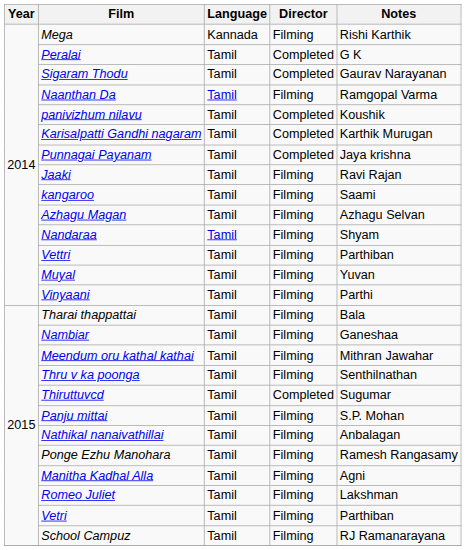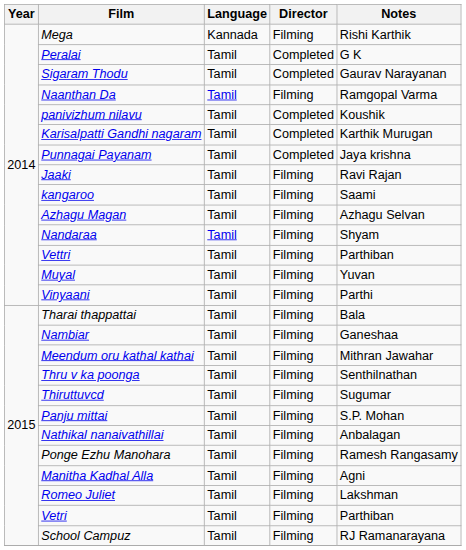(303, 395) Completed -> (293, 395) Filming
